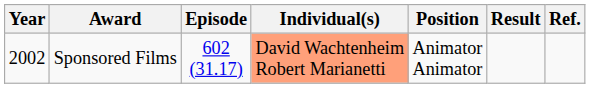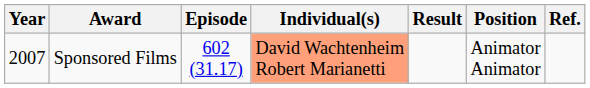columns swapped: (447, 18) <-> (516, 18)
(27, 58) 2002 -> (27, 58) 2007
